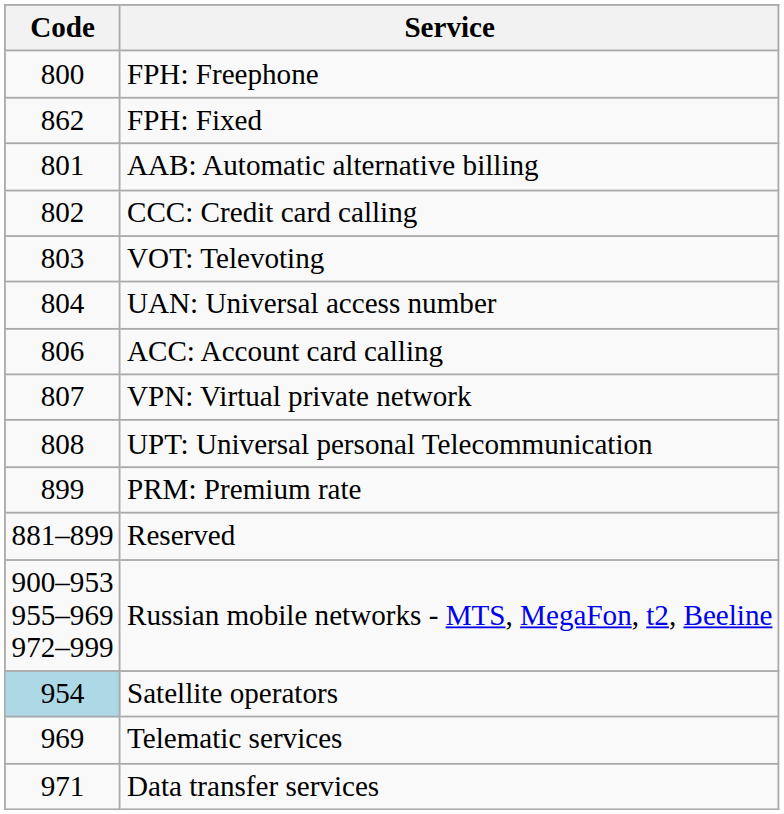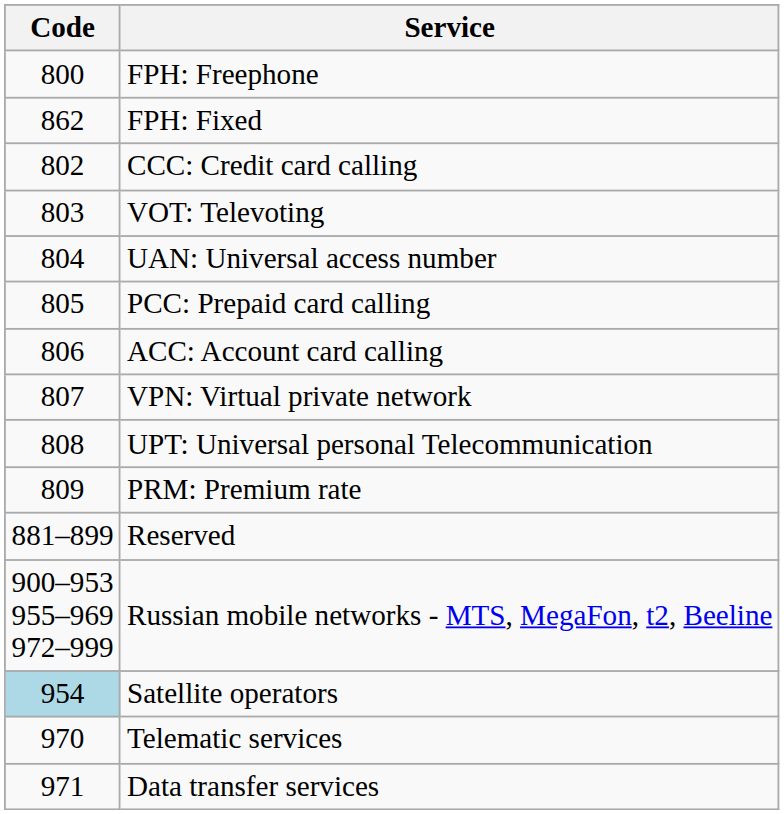- row: (333, 166)
+ row: (279, 304)
(63, 489) 899 -> (63, 489) 809
(63, 739) 969 -> (63, 739) 970
